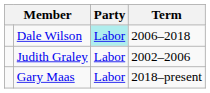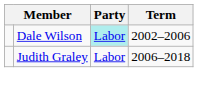(161, 35) 2006–2018 -> (161, 35) 2002–2006
(161, 56) 2002–2006 -> (161, 56) 2006–2018
- row: (46, 77)
